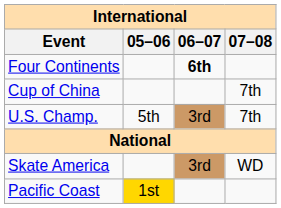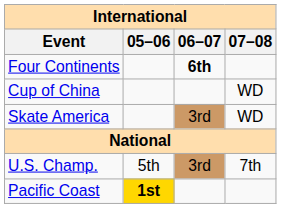(250, 91) 7th -> (250, 91) WD
rows swapped: (59, 166) <-> (53, 116)
(149, 191) normal -> (149, 191) bold
